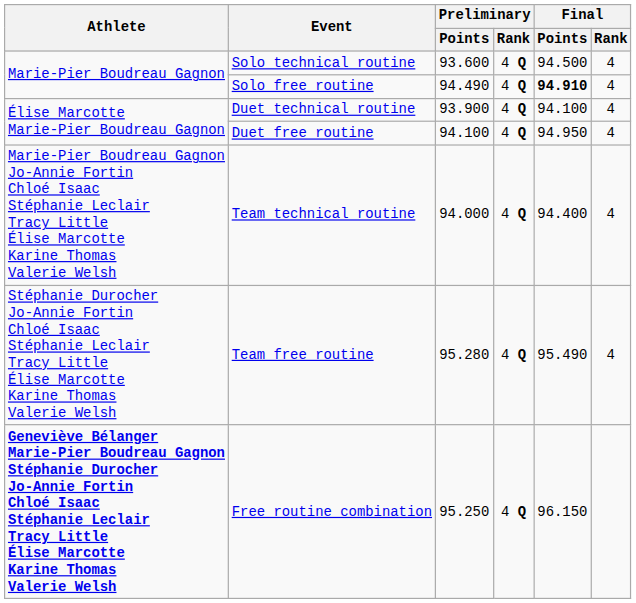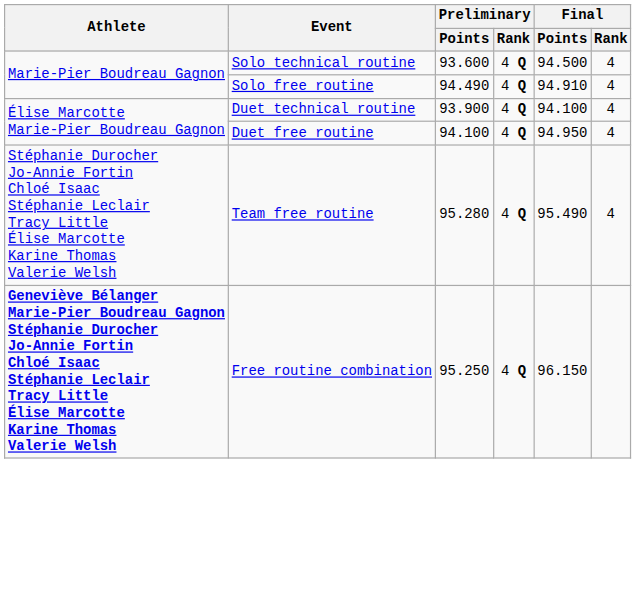(562, 86) bold -> (562, 86) normal
- row: (324, 215)
